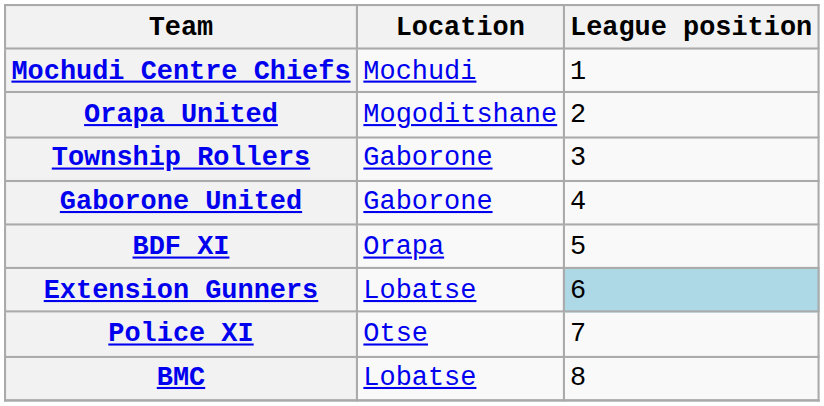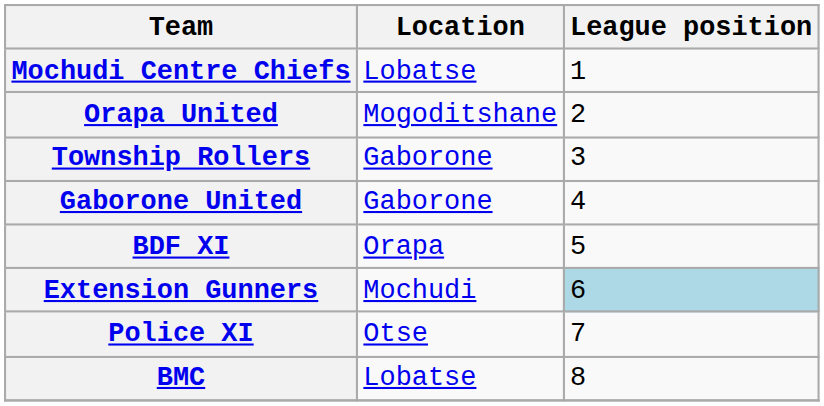(420, 71) Mochudi -> (420, 71) Lobatse
(420, 290) Lobatse -> (420, 290) Mochudi
